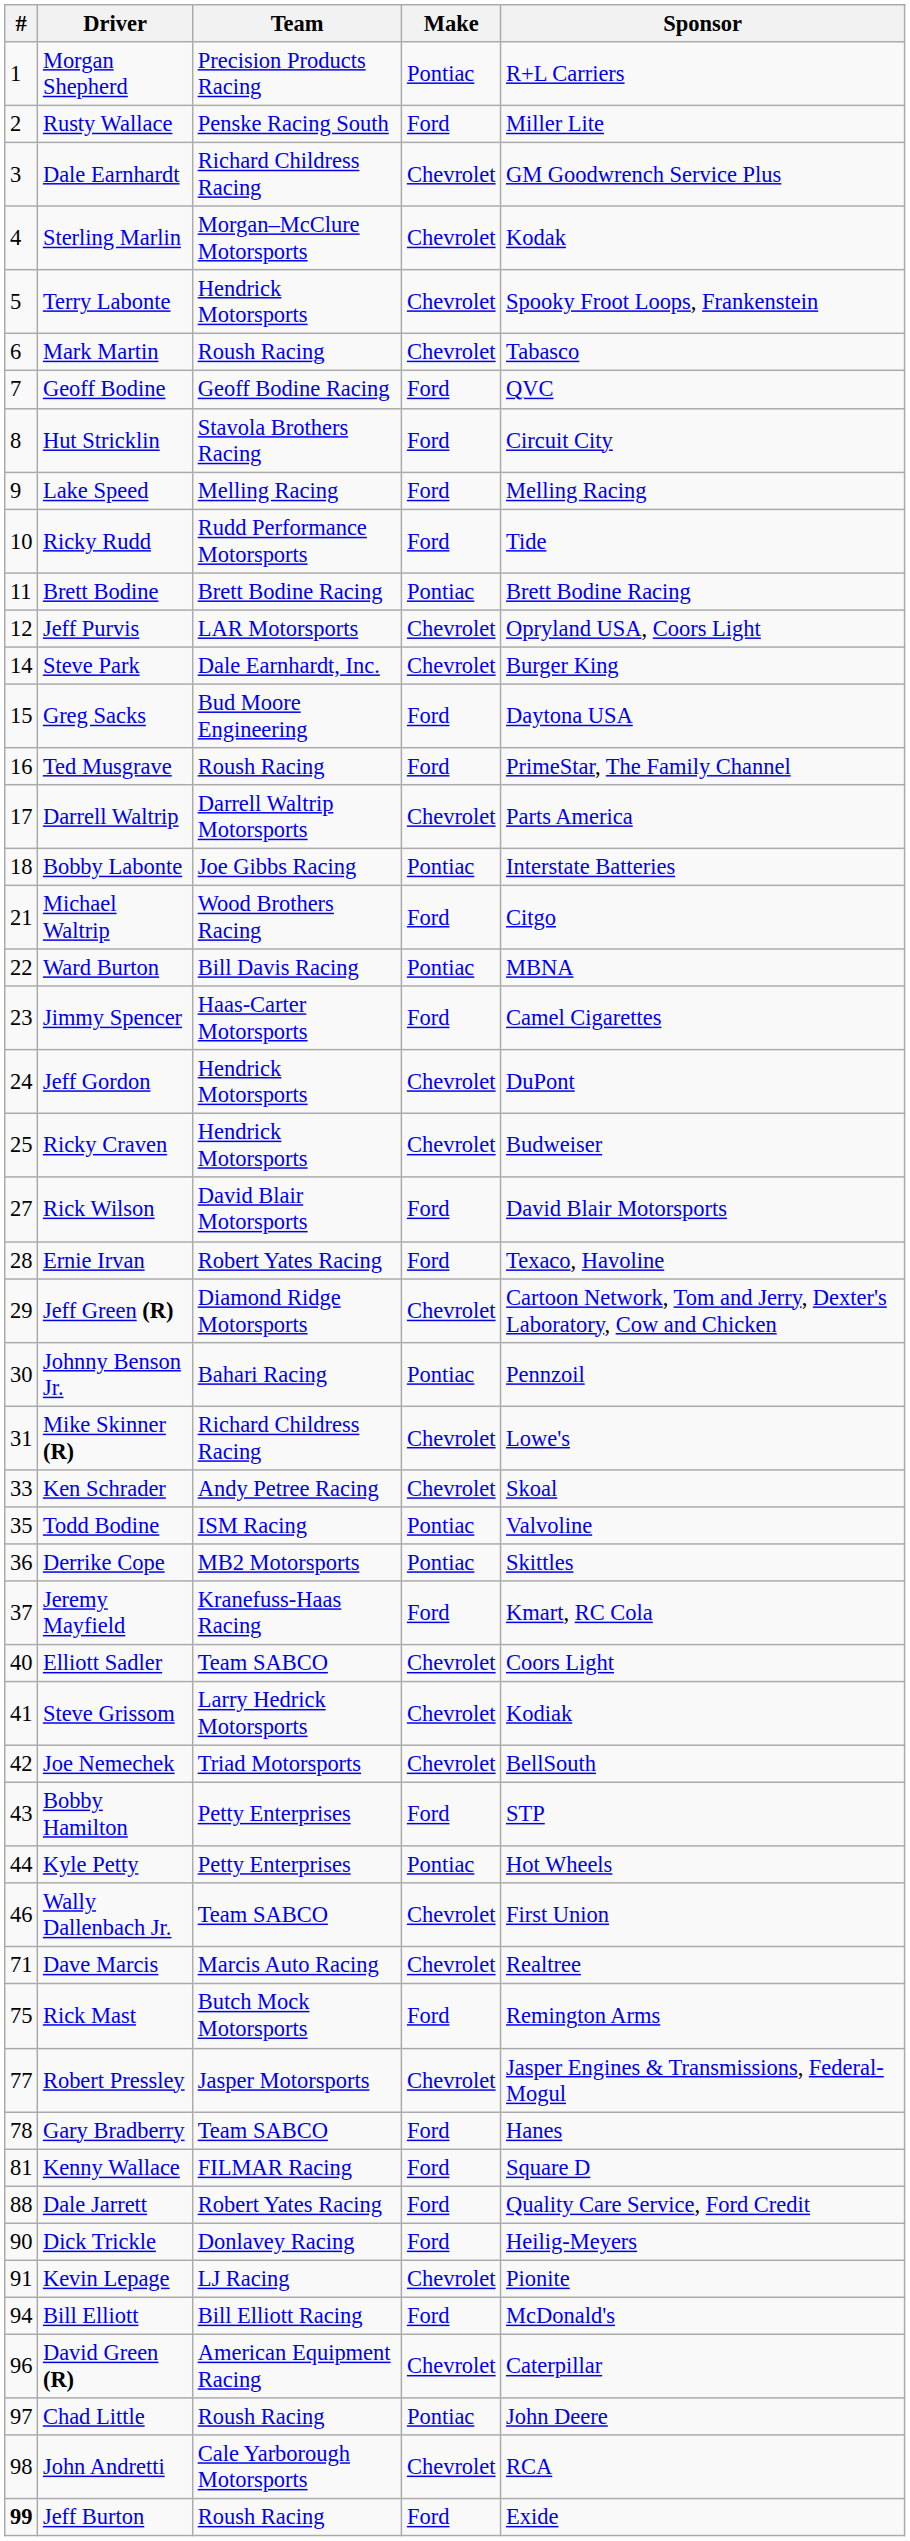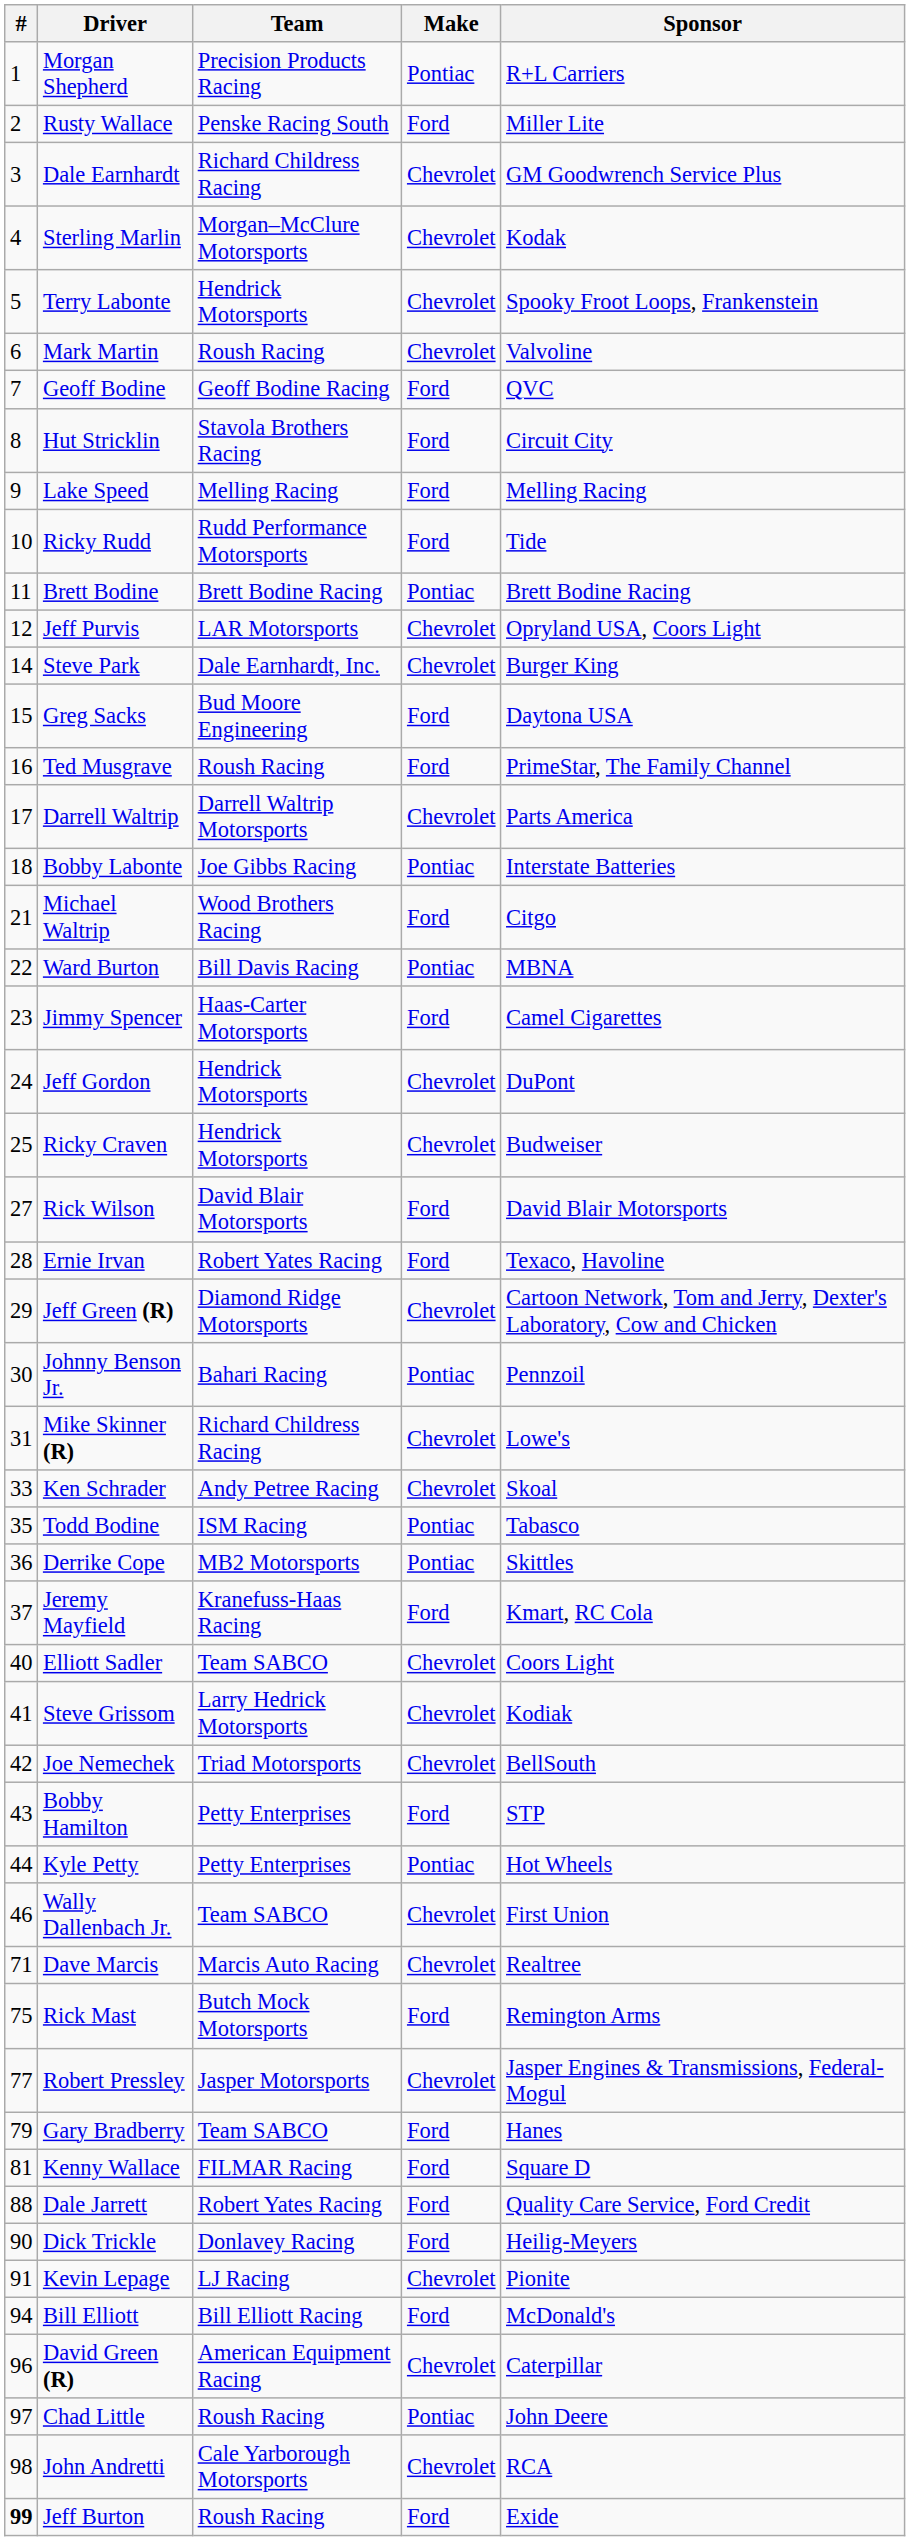(543, 352) Tabasco -> (549, 352) Valvoline
(549, 1525) Valvoline -> (543, 1525) Tabasco
(21, 2130) 78 -> (21, 2130) 79
